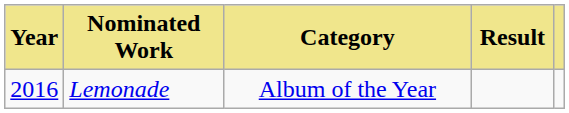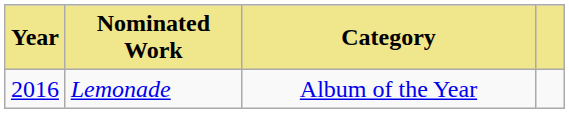- column: (512, 37)
